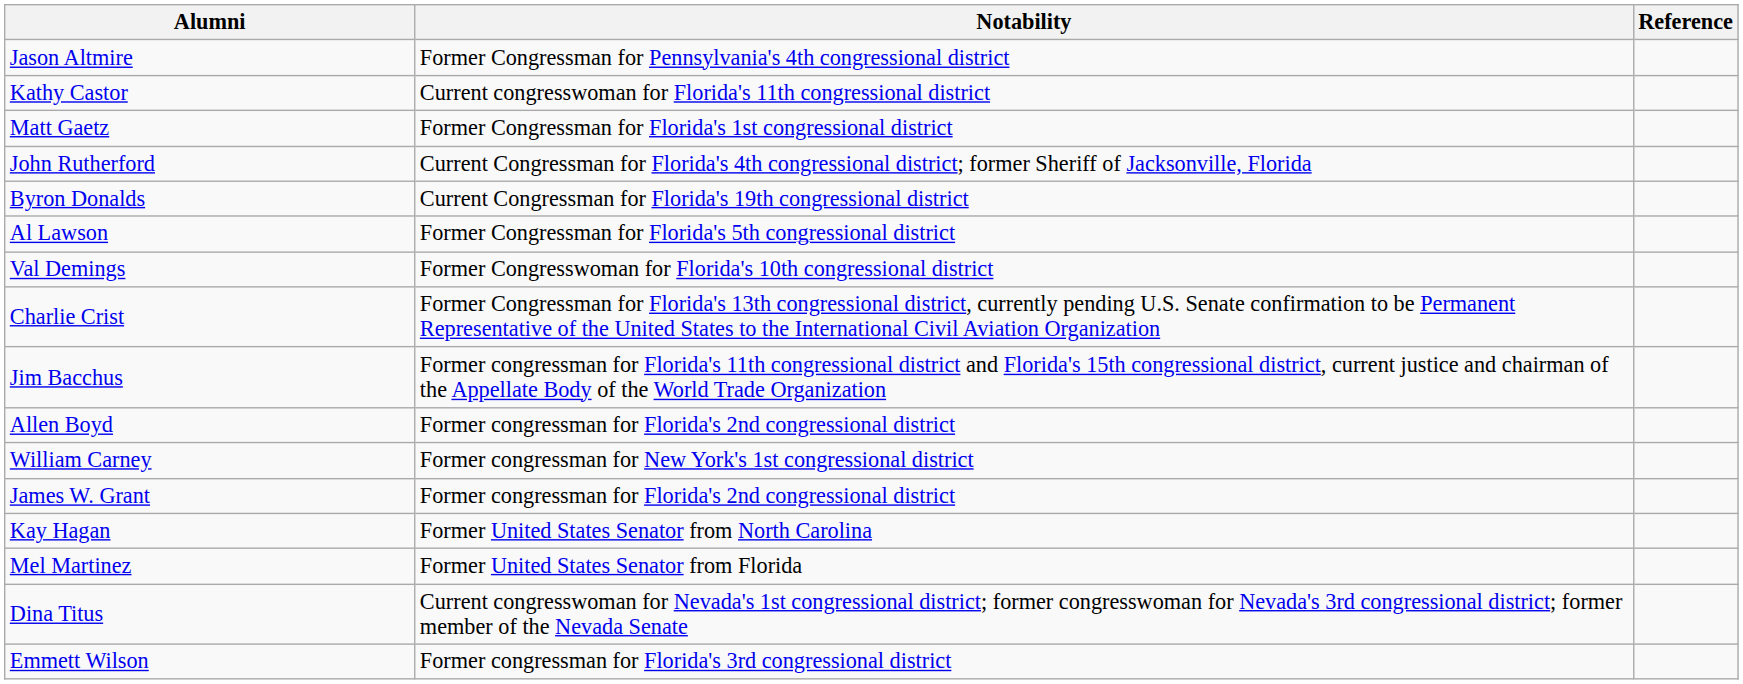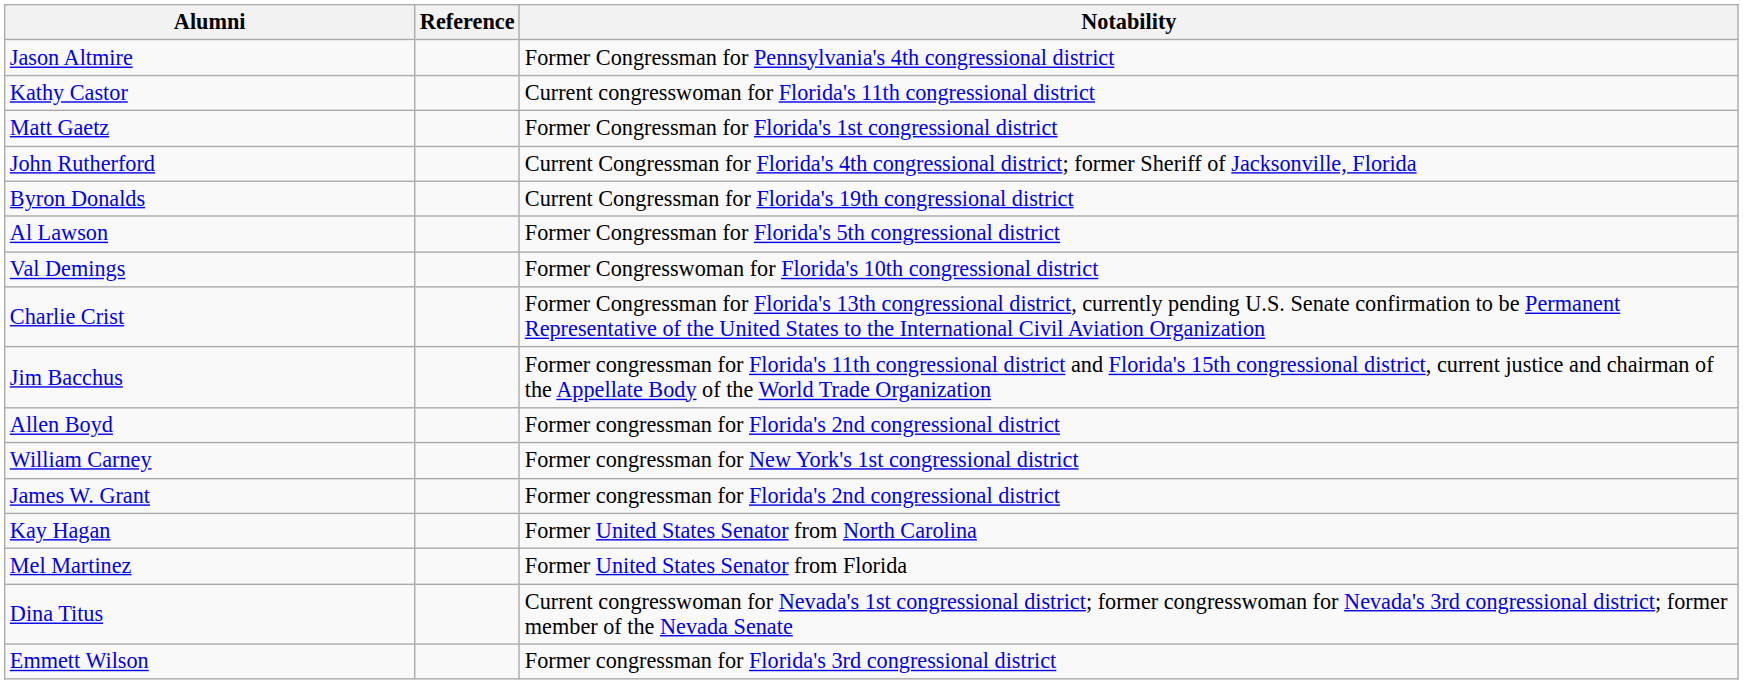columns swapped: (1024, 22) <-> (1686, 22)
